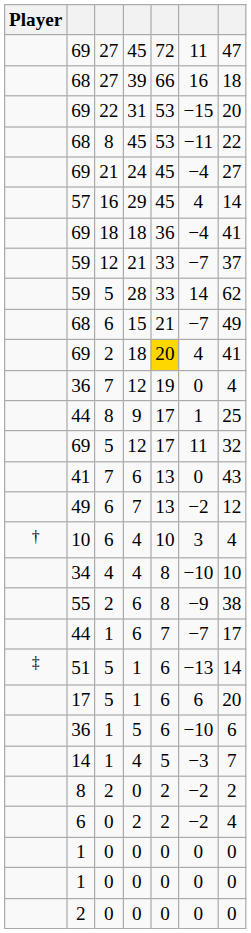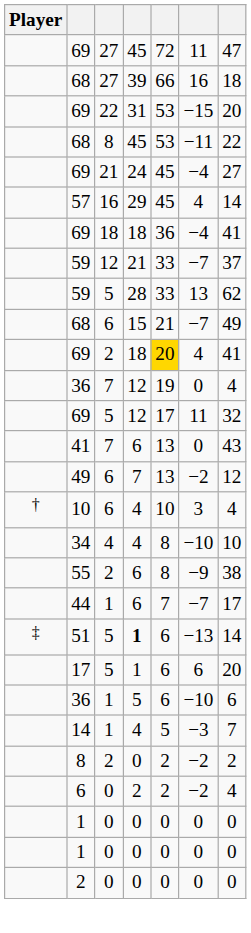(198, 293) 14 -> (198, 293) 13
- row: (81, 415)
(137, 666) normal -> (137, 636) bold
